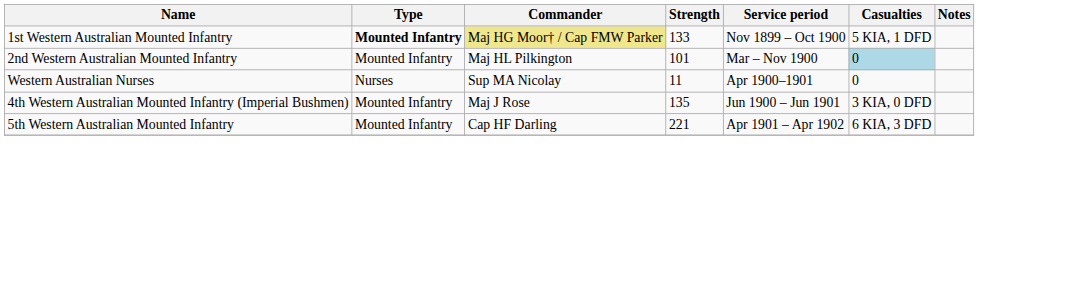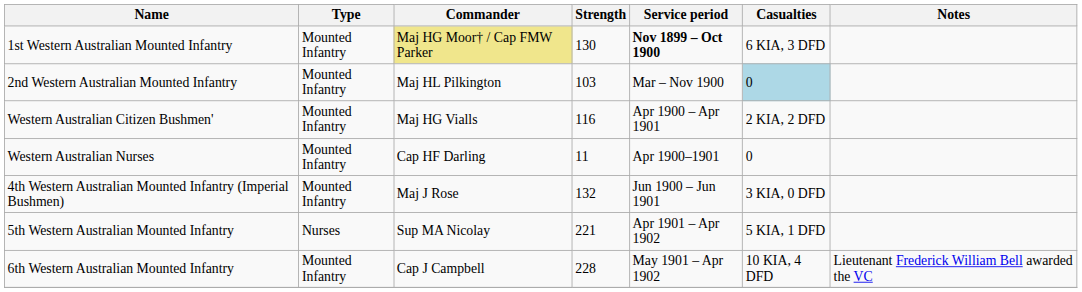(408, 37) bold -> (327, 44) normal
(679, 37) 133 -> (586, 44) 130
(786, 37) normal -> (677, 44) bold
(892, 37) 5 KIA, 1 DFD -> (785, 44) 6 KIA, 3 DFD
(679, 59) 101 -> (586, 82) 103
+ row: (111, 119)
(374, 80) Nurses -> (327, 156) Mounted Infantry
(515, 80) Sup MA Nicolay -> (441, 156) Cap HF Darling
(679, 102) 135 -> (586, 194) 132
(404, 124) Mounted Infantry -> (321, 231) Nurses
(512, 124) Cap HF Darling -> (443, 231) Sup MA Nicolay
(892, 124) 6 KIA, 3 DFD -> (785, 231) 5 KIA, 1 DFD
+ row: (121, 268)
